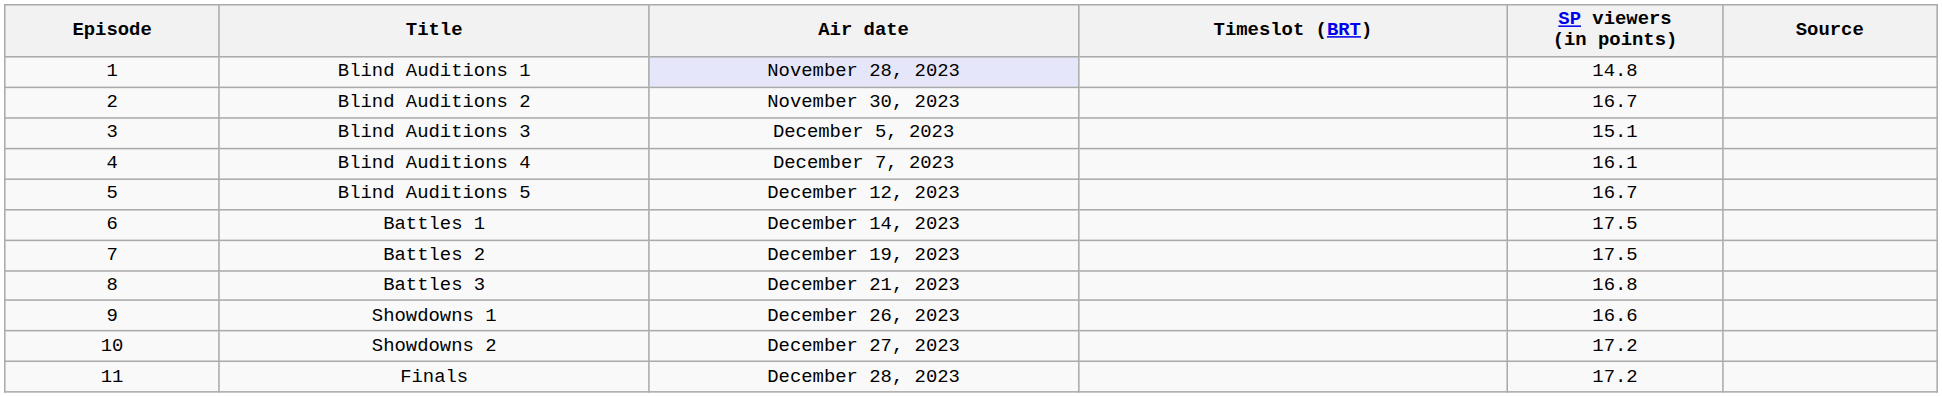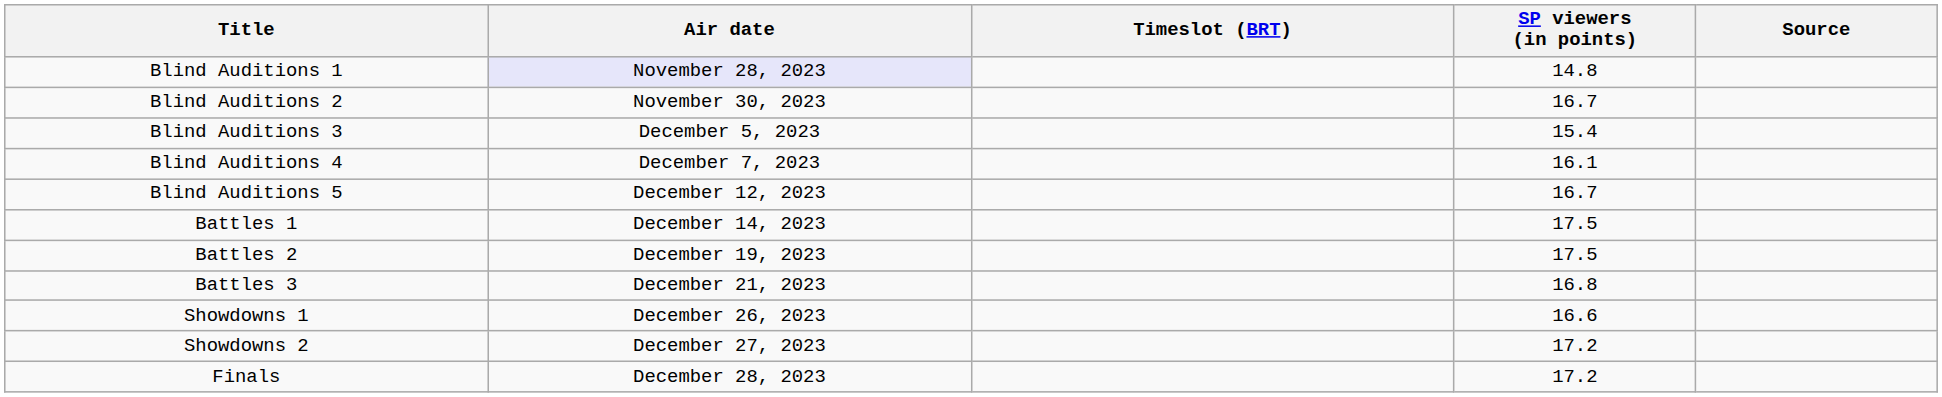- column: (112, 31)
(1615, 133) 15.1 -> (1575, 133) 15.4
